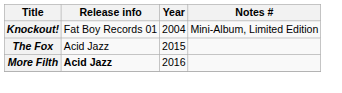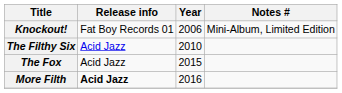(174, 29) 2004 -> (190, 29) 2006
+ row: (41, 46)
